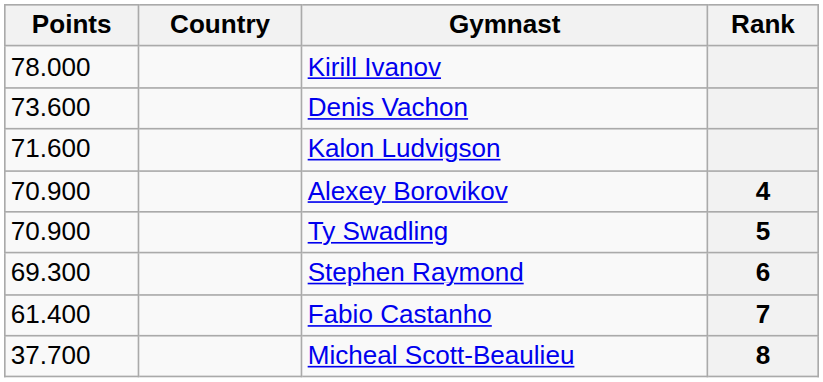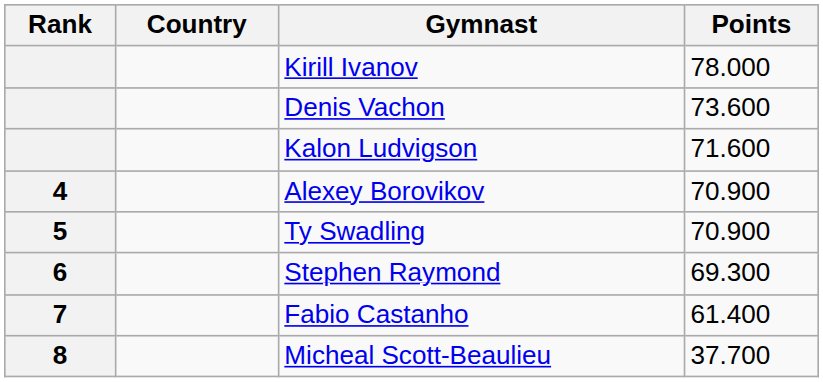columns swapped: (763, 25) <-> (72, 25)
